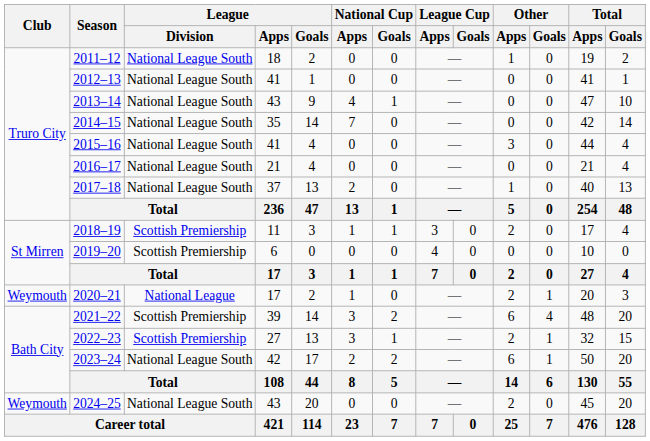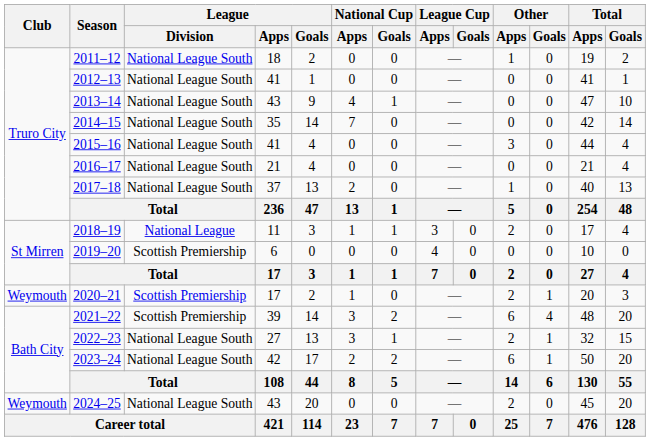(190, 230) Scottish Premiership -> (190, 230) National League
(190, 295) National League -> (190, 295) Scottish Premiership
(190, 338) Scottish Premiership -> (190, 338) National League South
